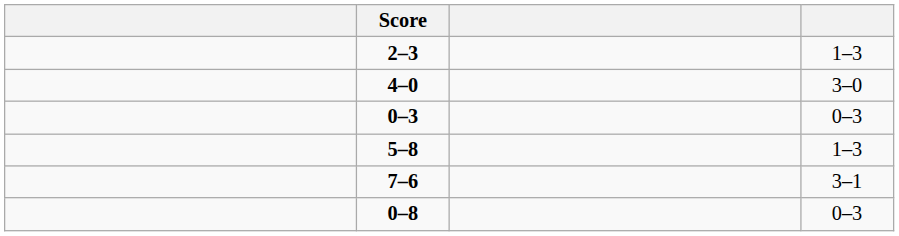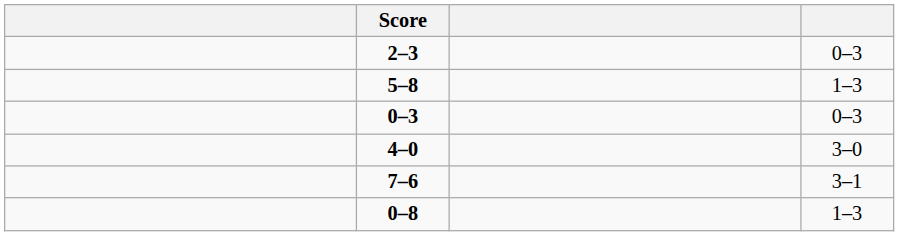(847, 52) 1–3 -> (847, 52) 0–3
rows swapped: (403, 85) <-> (403, 149)
(847, 213) 0–3 -> (847, 213) 1–3
